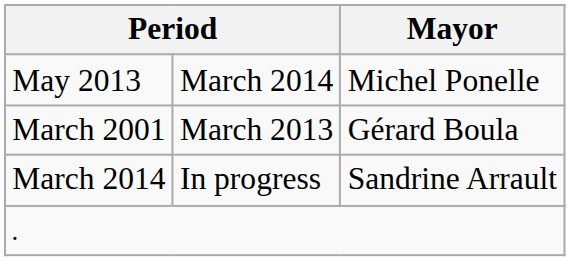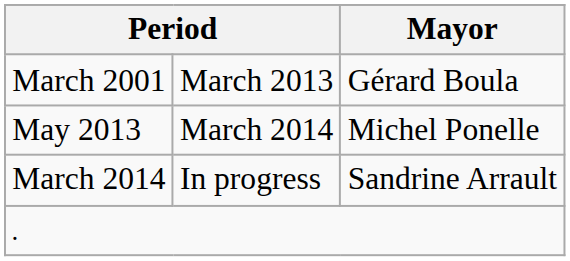rows swapped: (89, 129) <-> (77, 79)
